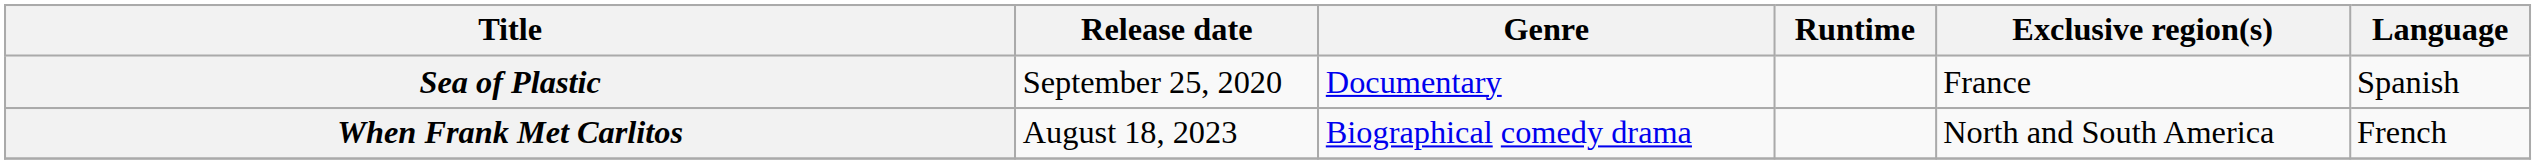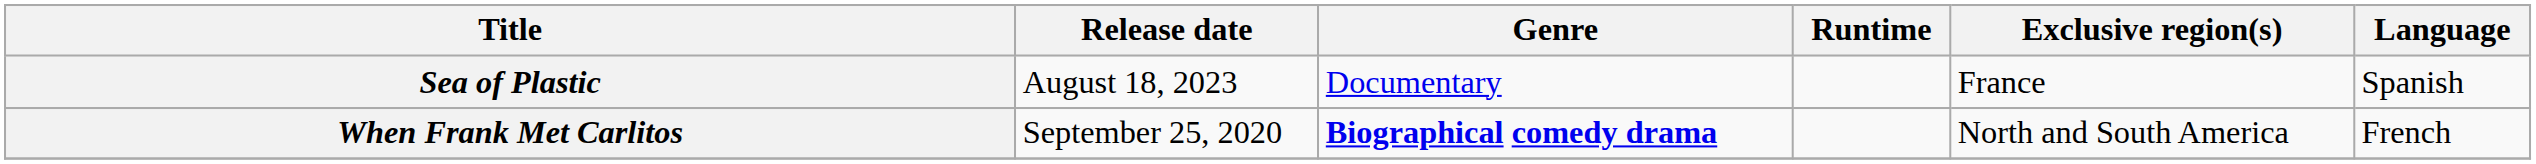(1152, 81) September 25, 2020 -> (1130, 81) August 18, 2023
(1130, 132) August 18, 2023 -> (1152, 132) September 25, 2020
(1509, 132) normal -> (1522, 132) bold
